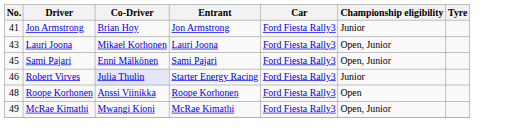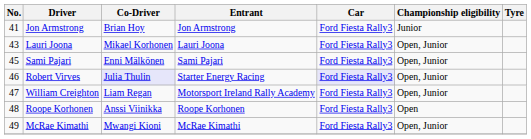(299, 76) no background -> (356, 76) lavender background
(353, 76) Junior -> (422, 76) Open, Junior
+ row: (62, 92)
